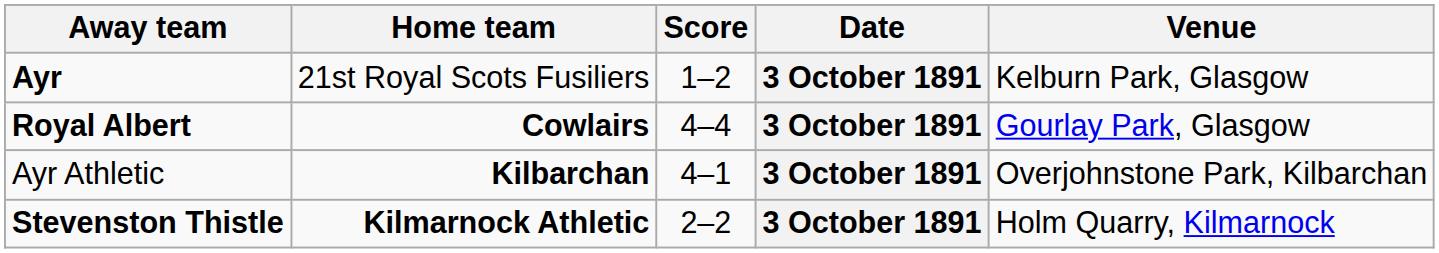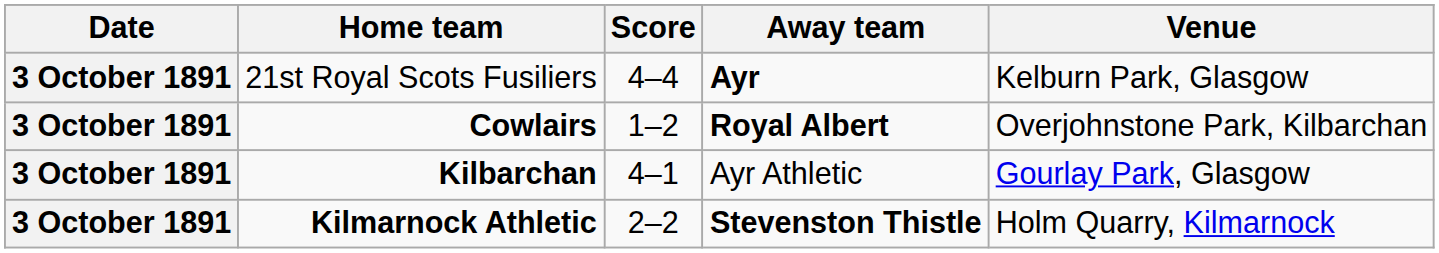columns swapped: (872, 28) <-> (148, 28)
(706, 77) 1–2 -> (653, 77) 4–4
(706, 125) 4–4 -> (653, 125) 1–2
(1153, 125) Gourlay Park, Glasgow -> (1211, 125) Overjohnstone Park, Kilbarchan
(1211, 174) Overjohnstone Park, Kilbarchan -> (1153, 174) Gourlay Park, Glasgow
